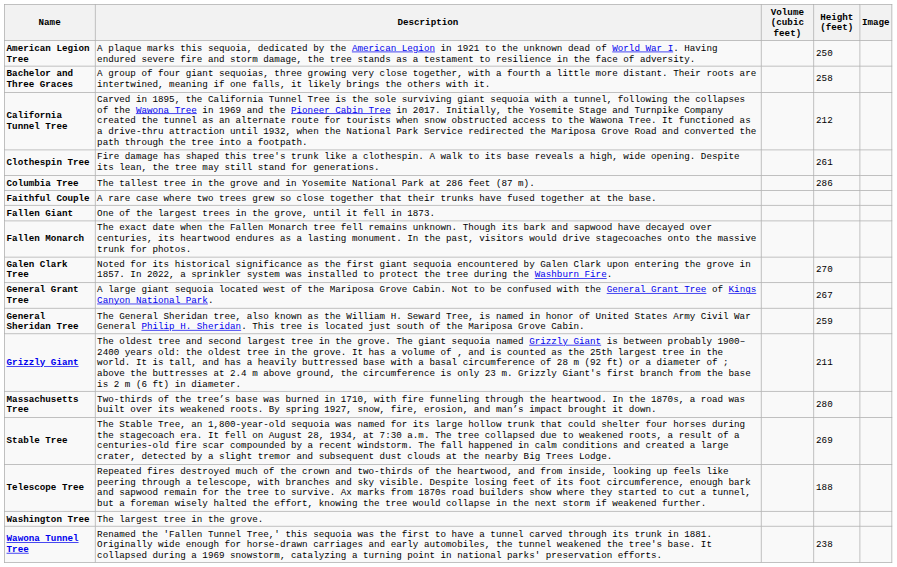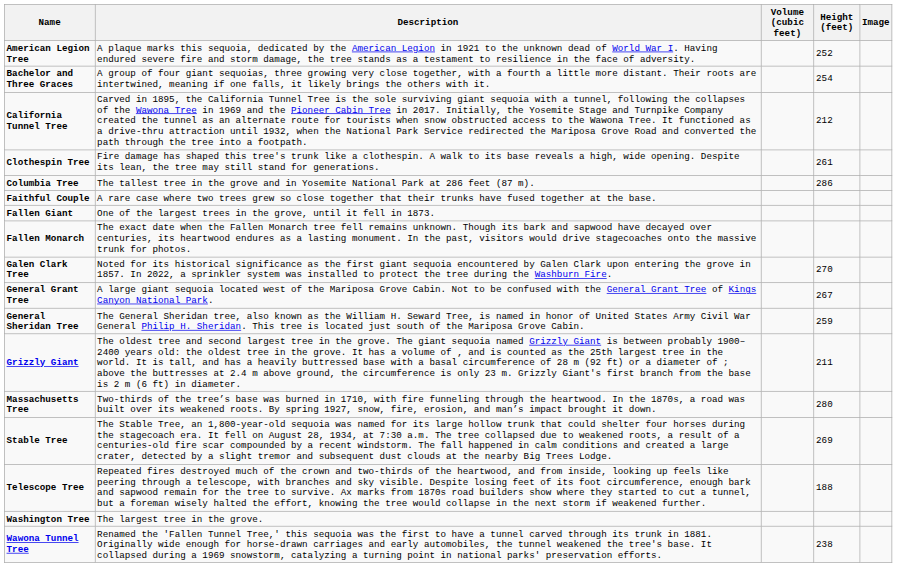(824, 54) 250 -> (824, 54) 252
(824, 79) 258 -> (824, 79) 254
